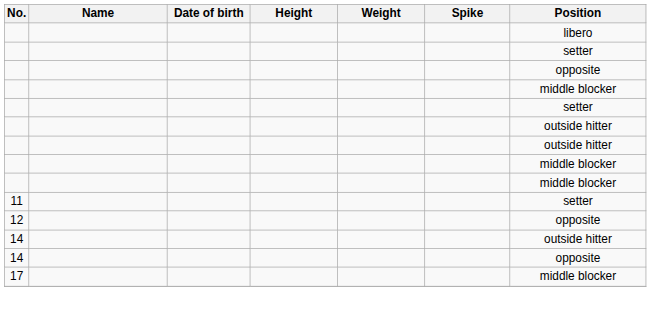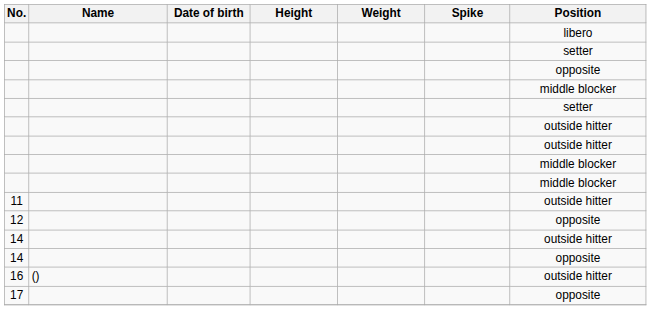(578, 201) setter -> (578, 201) outside hitter
+ row: (17, 276)
(578, 276) middle blocker -> (578, 295) opposite
